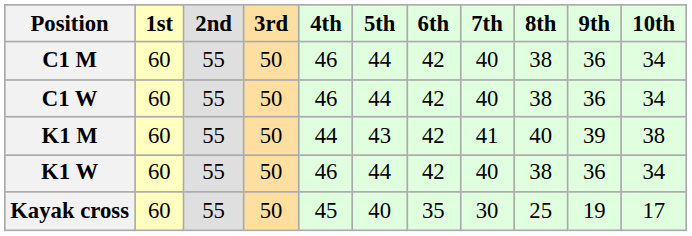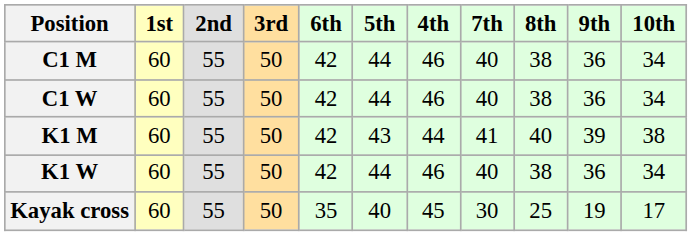columns swapped: (326, 22) <-> (433, 22)
